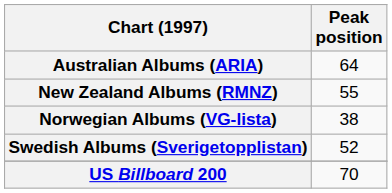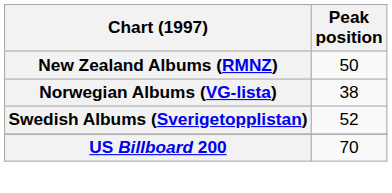- row: (158, 65)
(349, 92) 55 -> (349, 65) 50
